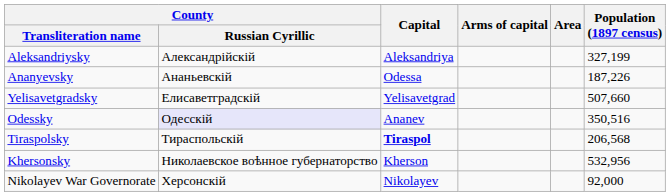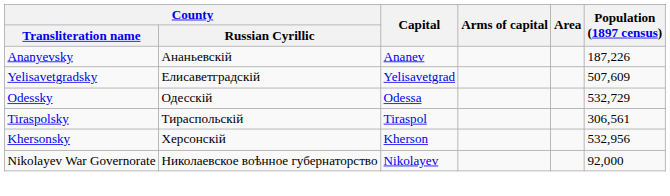- row: (49, 56)
(403, 77) Odessa -> (404, 56) Ananev
(609, 98) 507,660 -> (609, 77) 507,609
(187, 118) lavender background -> (187, 98) no background
(404, 118) Ananev -> (403, 98) Odessa
(609, 118) 350,516 -> (609, 98) 532,729
(407, 139) bold -> (405, 118) normal
(609, 139) 206,568 -> (609, 118) 306,561
(270, 160) Николаевское воѣнное губернаторство -> (194, 139) Херсонскій
(194, 181) Херсонскій -> (270, 160) Николаевское воѣнное губернаторство
